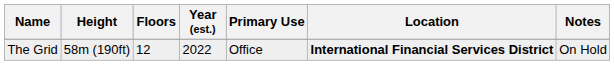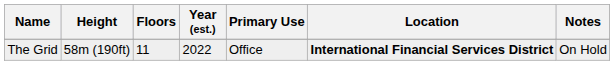(143, 49) 12 -> (143, 49) 11
